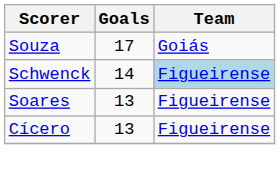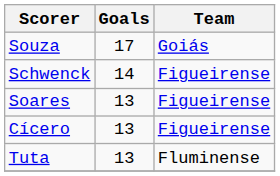(214, 74) lightblue background -> (214, 74) no background
+ row: (29, 157)
